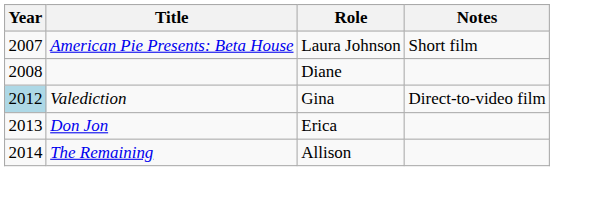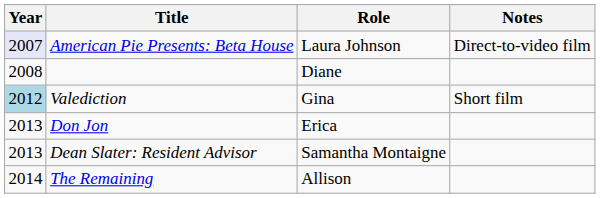(25, 44) no background -> (25, 44) lavender background
(443, 44) Short film -> (522, 44) Direct-to-video film
(477, 98) Direct-to-video film -> (488, 98) Short film
+ row: (153, 152)
